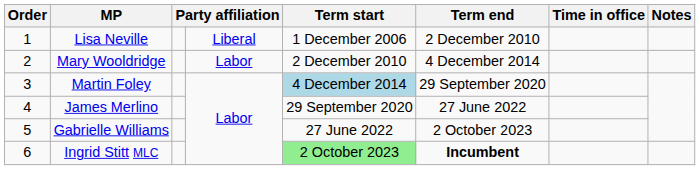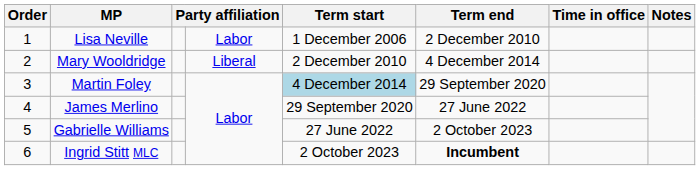(234, 38) Liberal -> (234, 38) Labor
(234, 61) Labor -> (234, 61) Liberal
(349, 152) lightgreen background -> (349, 152) no background
